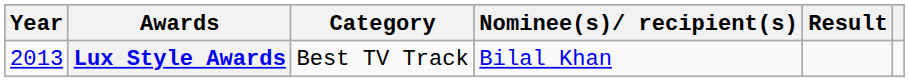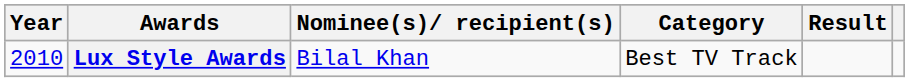columns swapped: (383, 23) <-> (639, 23)
(37, 59) 2013 -> (37, 59) 2010
